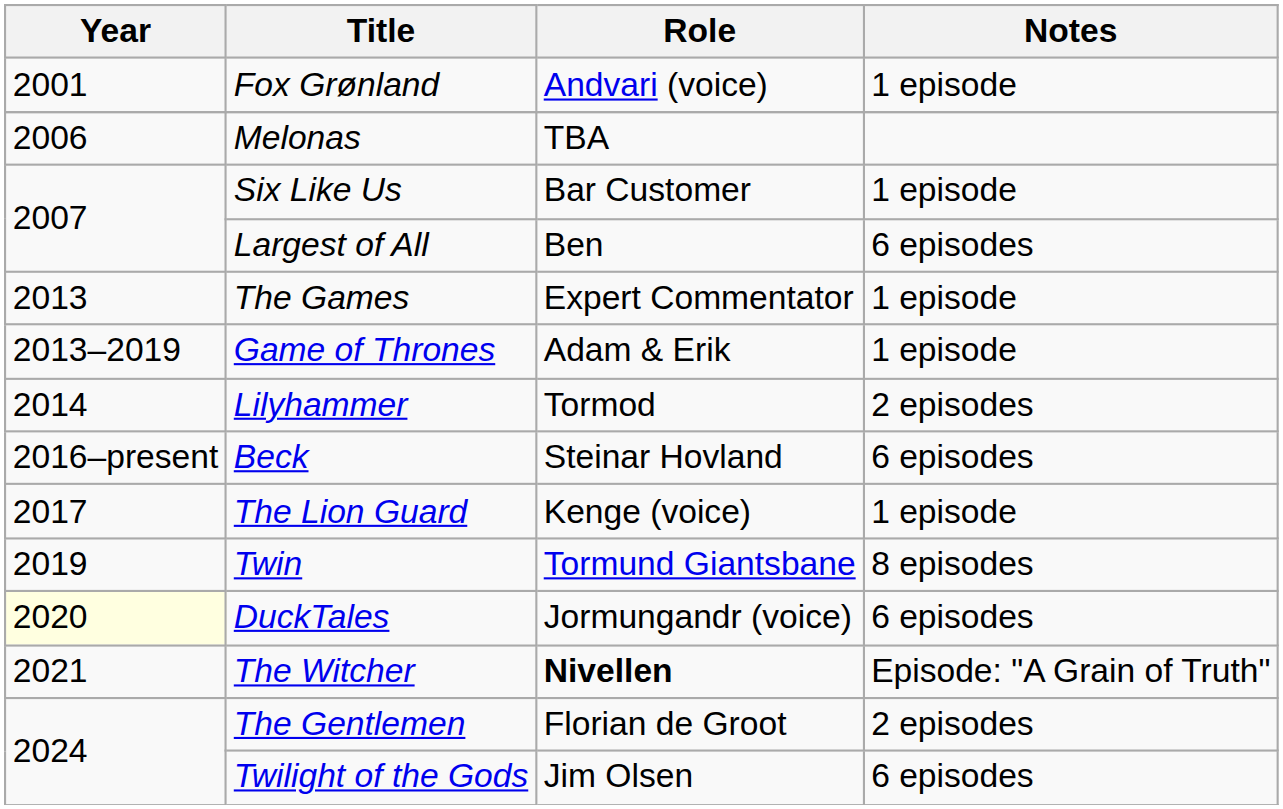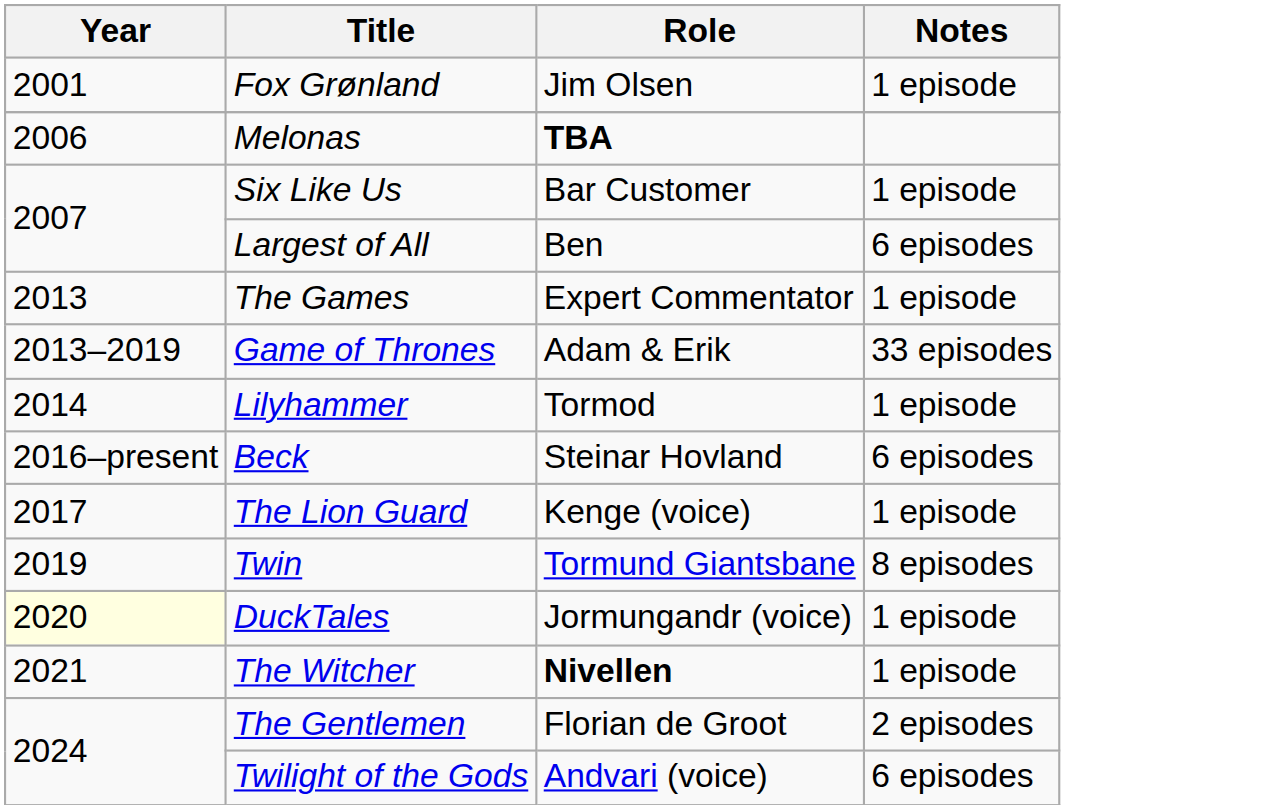(656, 84) Andvari (voice) -> (618, 84) Jim Olsen
(576, 137) normal -> (578, 137) bold
(944, 350) 1 episode -> (962, 350) 33 episodes
(952, 404) 2 episodes -> (944, 404) 1 episode
(952, 617) 6 episodes -> (944, 617) 1 episode
(1071, 670) Episode: "A Grain of Truth" -> (944, 670) 1 episode
(618, 777) Jim Olsen -> (656, 777) Andvari (voice)
